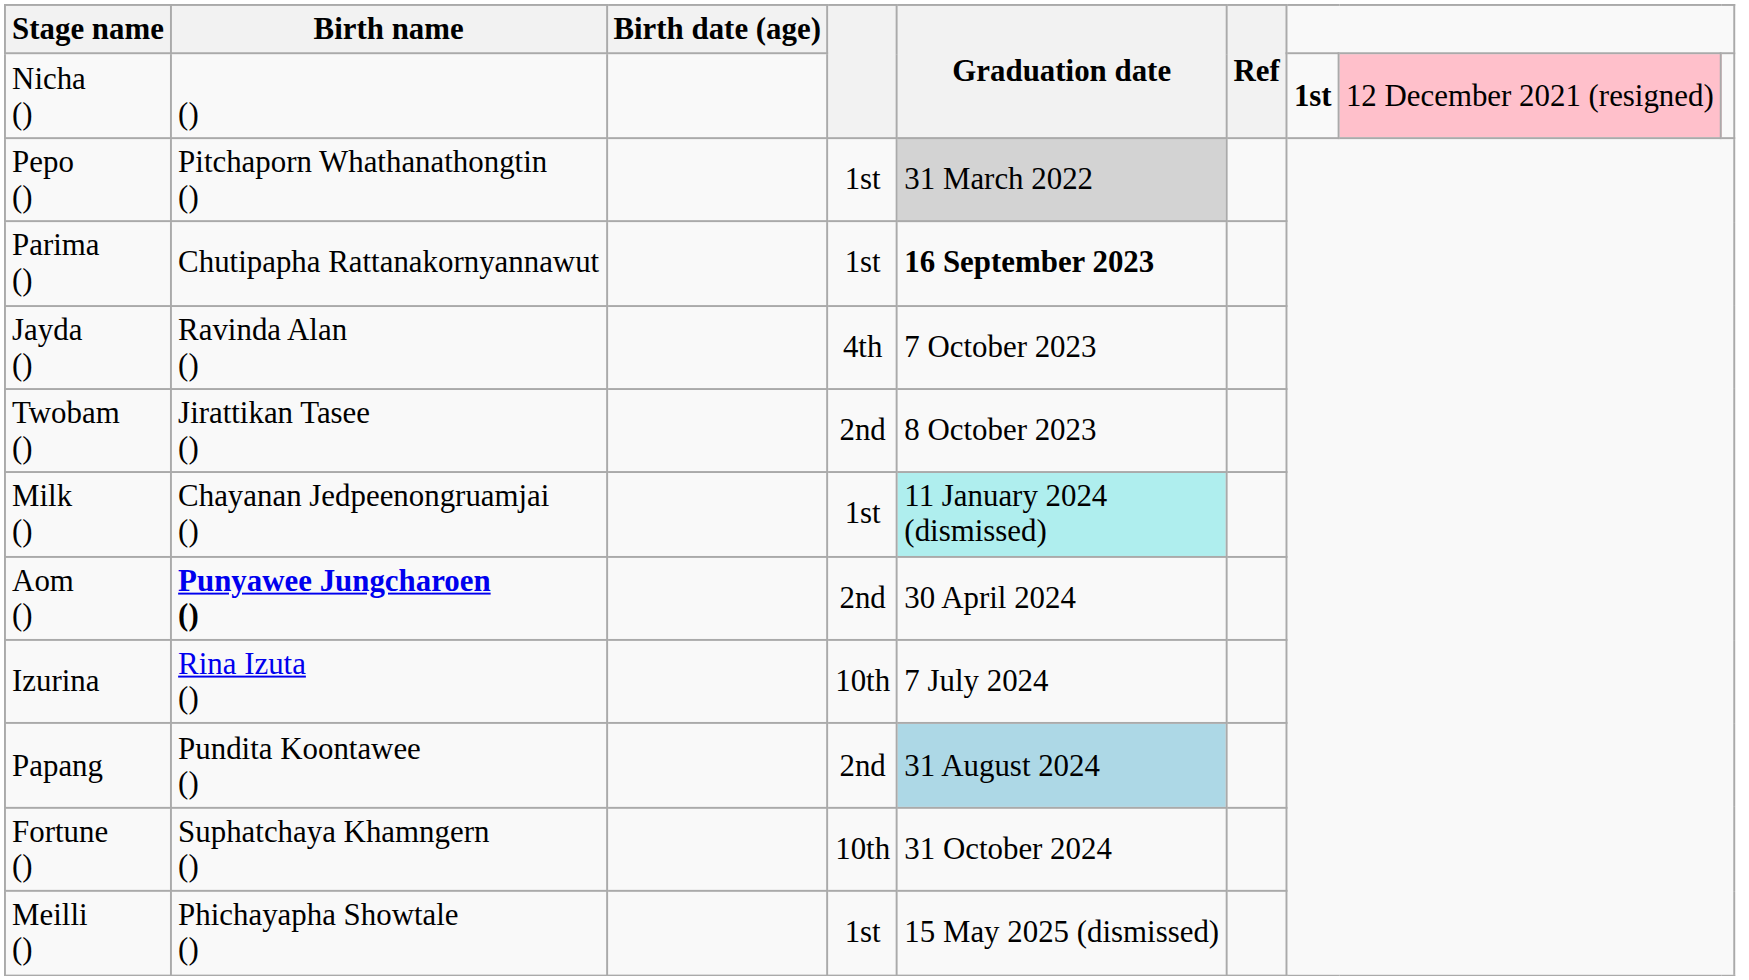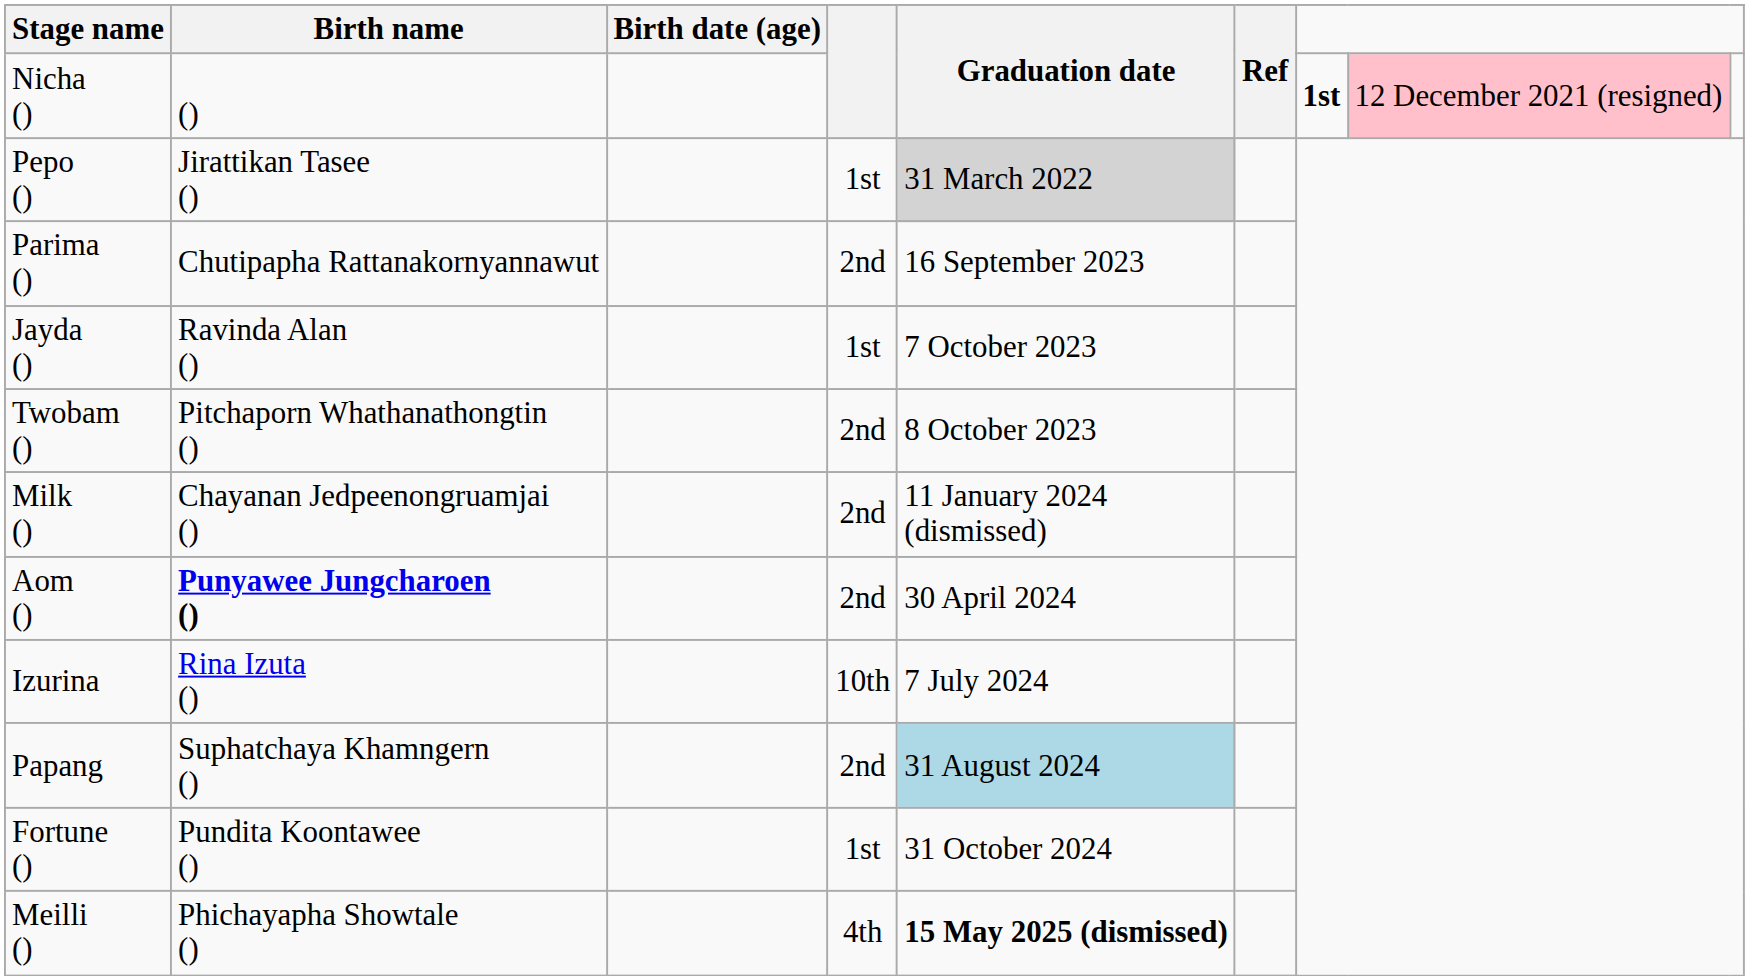(363, 179) Pitchaporn Whathanathongtin () -> (274, 179) Jirattikan Tasee ()
(863, 262) 1st -> (863, 262) 2nd
(1029, 262) bold -> (1024, 262) normal
(863, 346) 4th -> (863, 346) 1st
(274, 430) Jirattikan Tasee () -> (363, 430) Pitchaporn Whathanathongtin ()
(863, 513) 1st -> (863, 513) 2nd
(1006, 513) paleturquoise background -> (1006, 513) no background
(299, 765) Pundita Koontawee () -> (334, 765) Suphatchaya Khamngern ()
(334, 848) Suphatchaya Khamngern () -> (299, 848) Pundita Koontawee ()
(863, 848) 10th -> (863, 848) 1st
(863, 932) 1st -> (863, 932) 4th
(1062, 932) normal -> (1066, 932) bold
